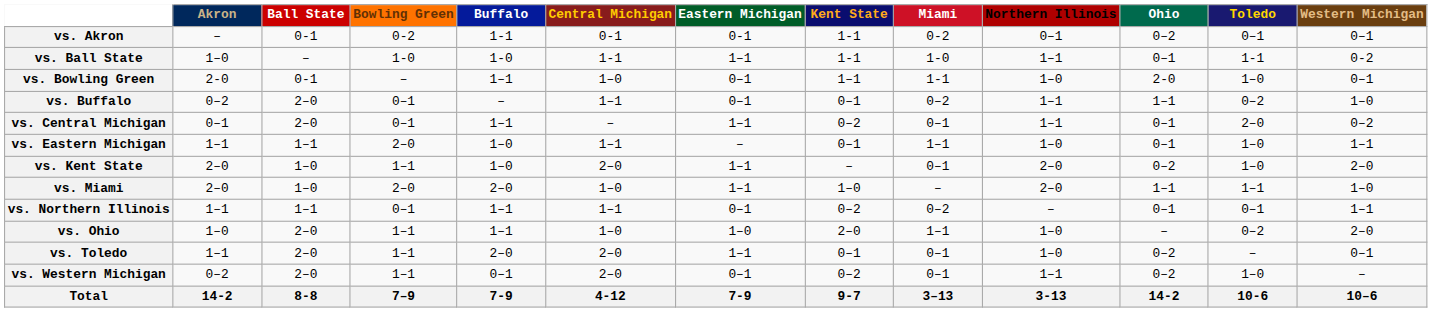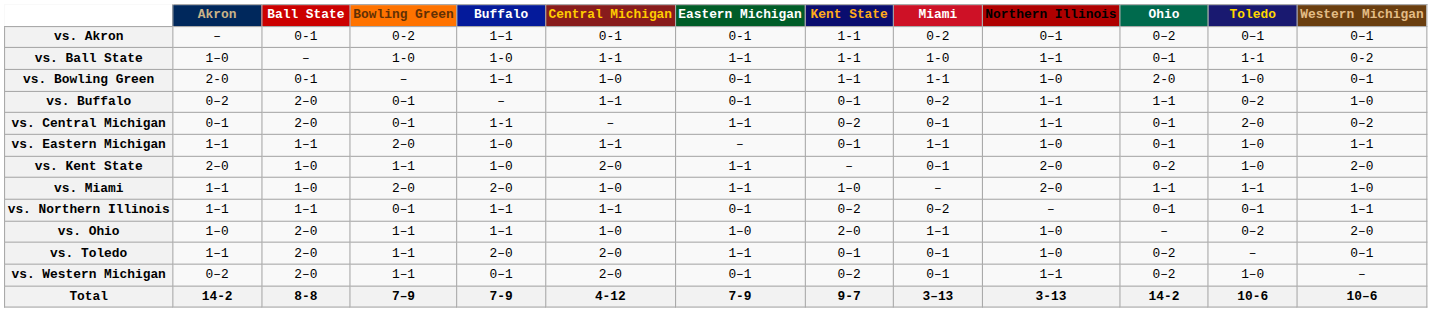(501, 37) 1-1 -> (501, 37) 1–1
(501, 123) 1–1 -> (501, 123) 1-1
(217, 188) 2–0 -> (217, 188) 1–1
